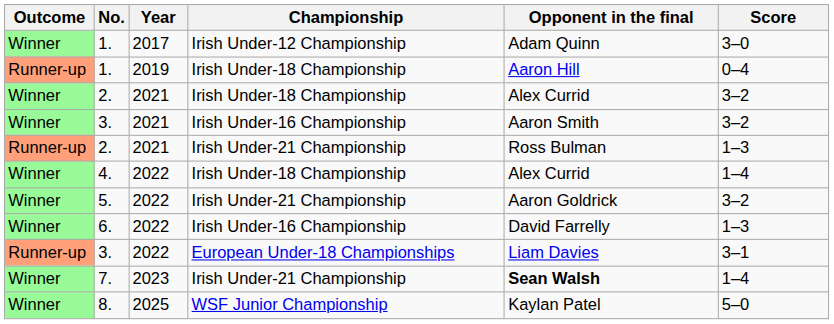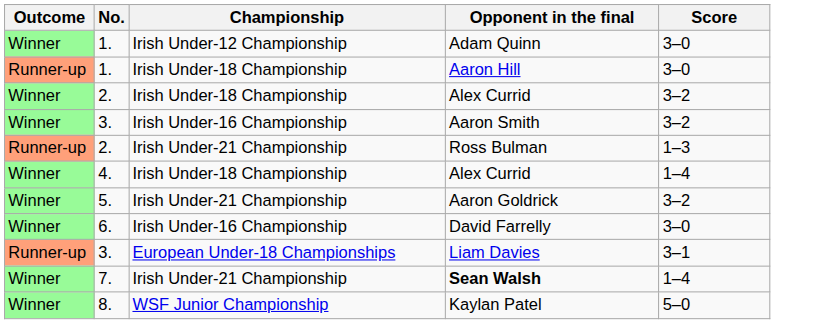- column: (158, 17)
(736, 69) 0–4 -> (676, 69) 3–0
(736, 226) 1–3 -> (676, 226) 3–0
